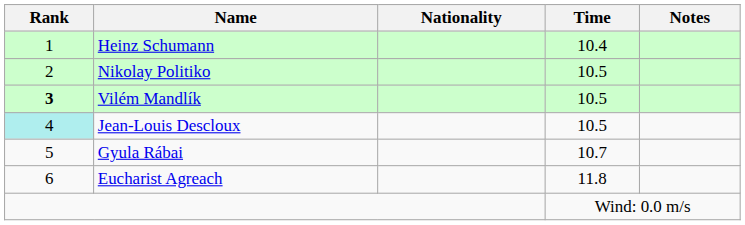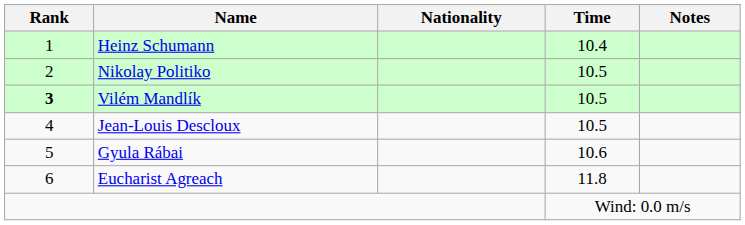(49, 125) paleturquoise background -> (49, 125) no background
(592, 152) 10.7 -> (592, 152) 10.6
